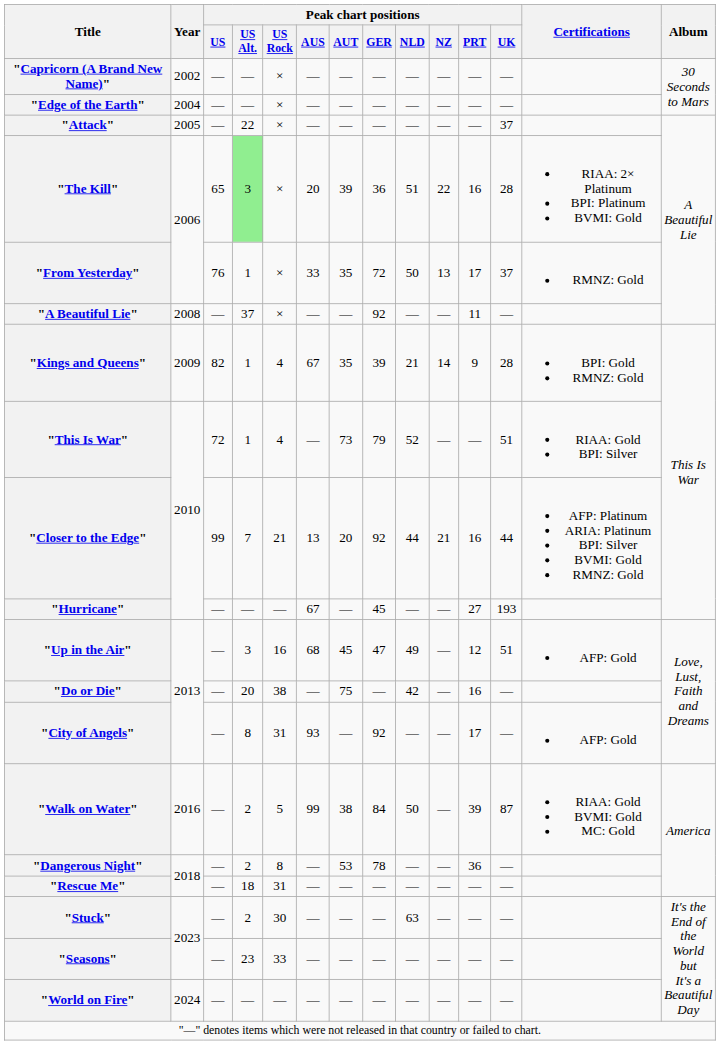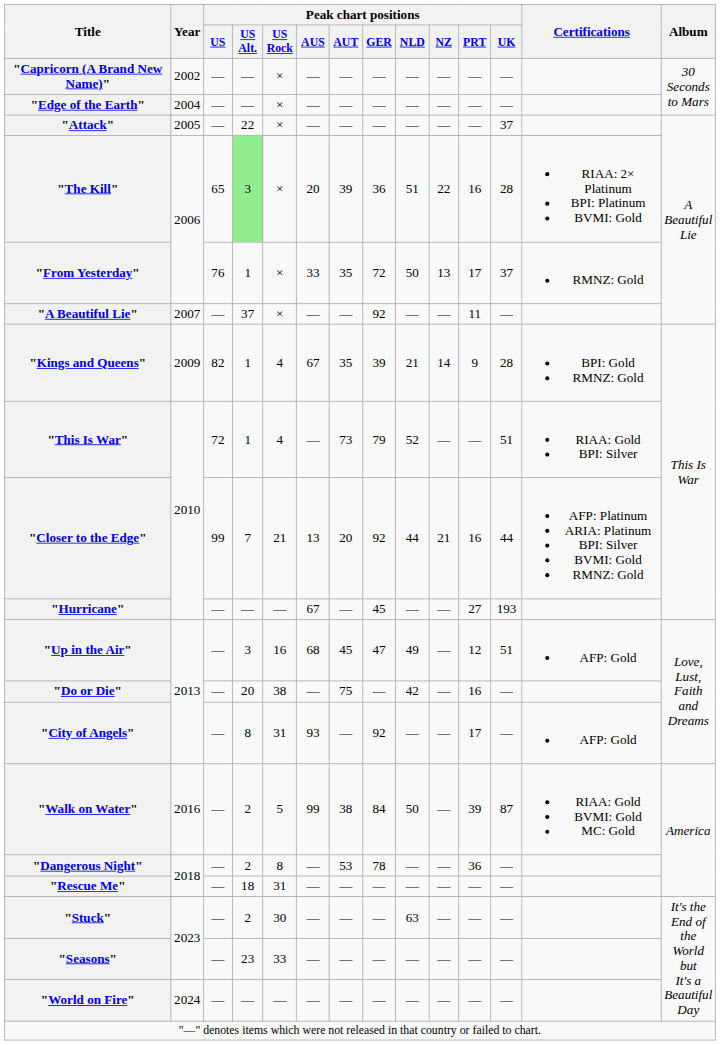(187, 314) 2008 -> (187, 314) 2007
